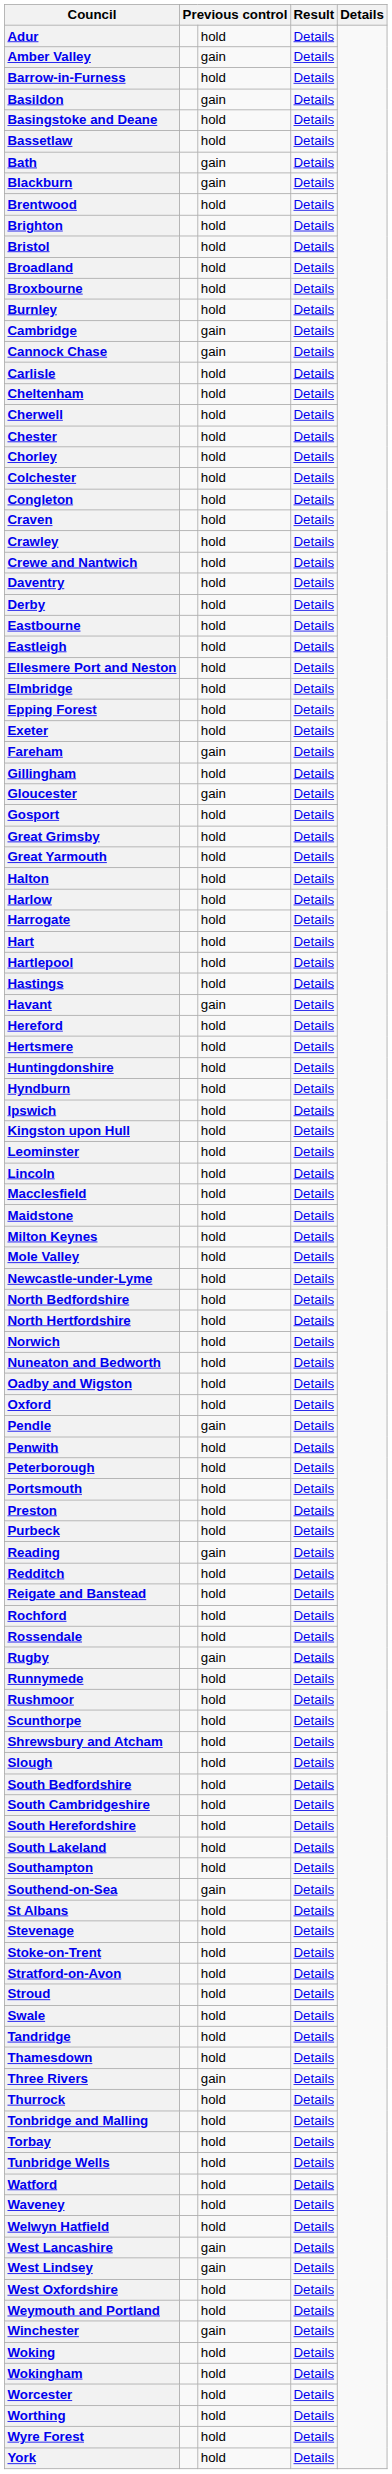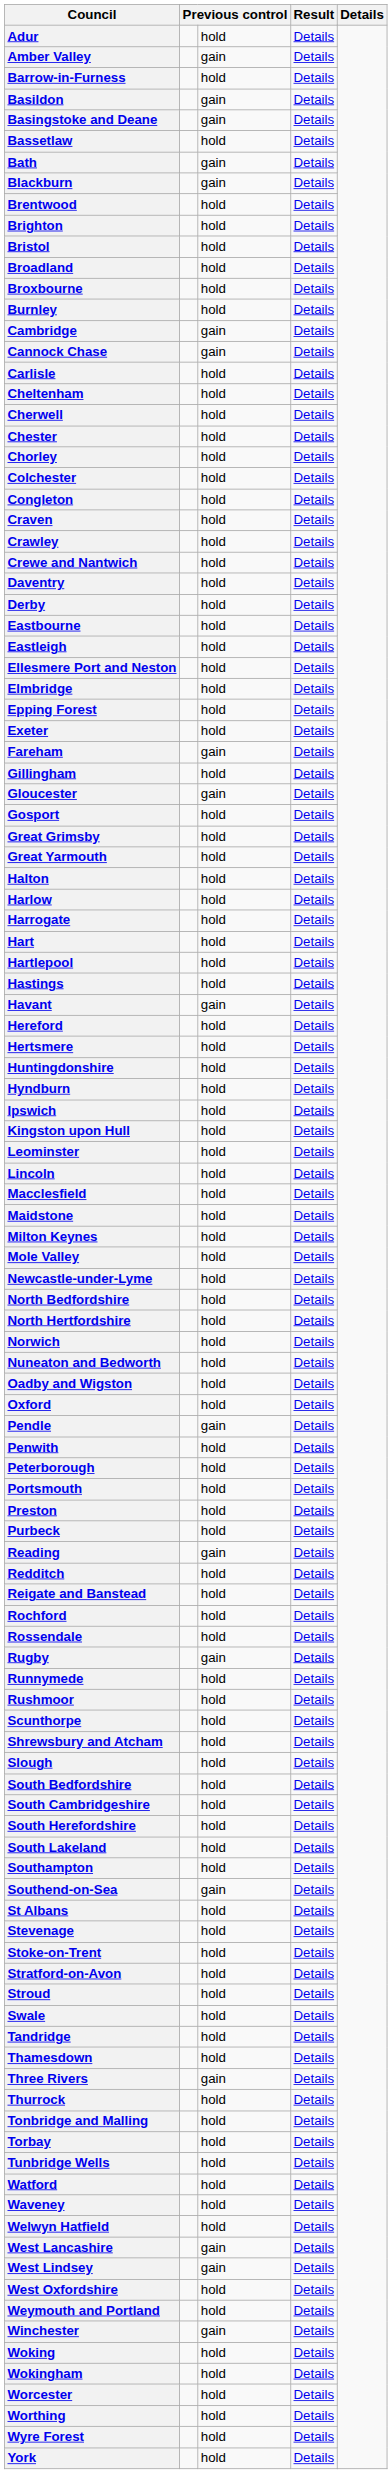(213, 120) hold -> (213, 120) gain
